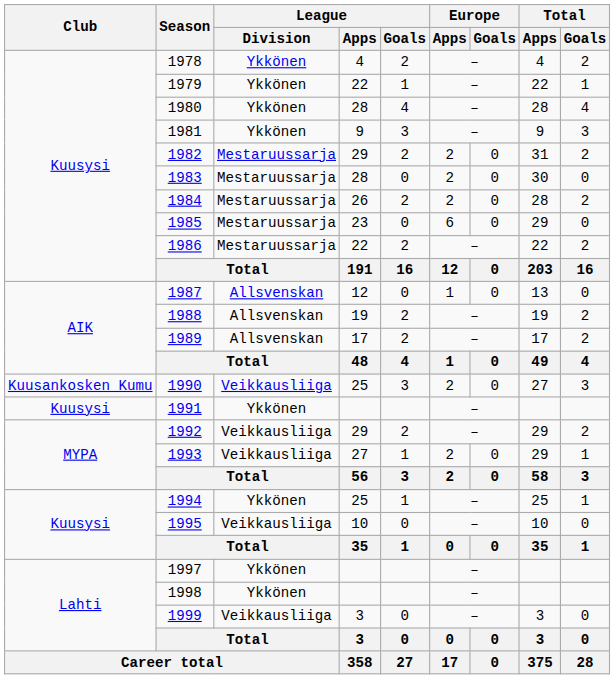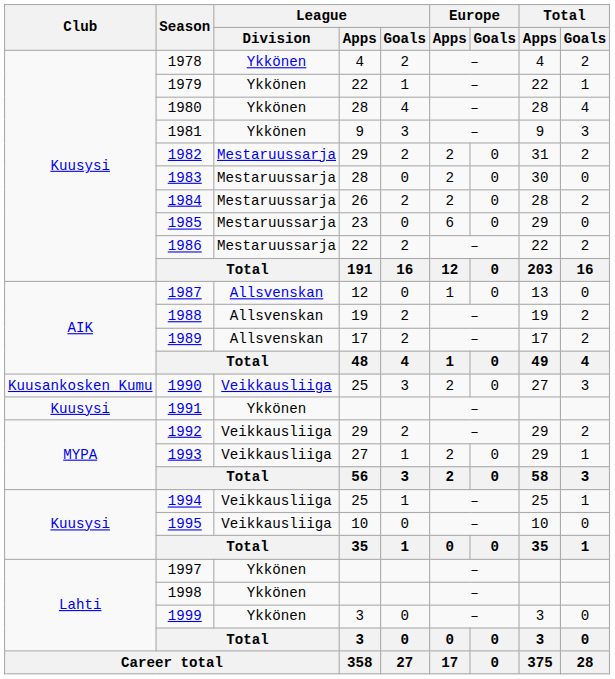(277, 501) Ykkönen -> (277, 501) Veikkausliiga
(277, 617) Veikkausliiga -> (277, 617) Ykkönen
